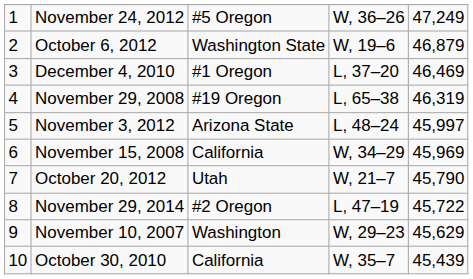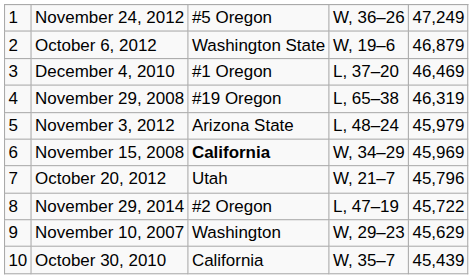(438, 125) 45,997 -> (438, 125) 45,979
(228, 152) normal -> (231, 152) bold
(438, 179) 45,790 -> (438, 179) 45,796
